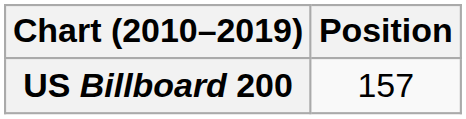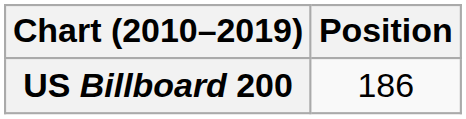(386, 85) 157 -> (386, 85) 186
